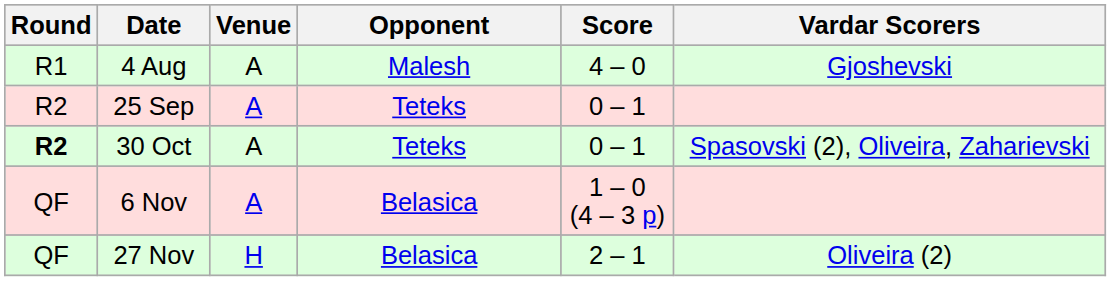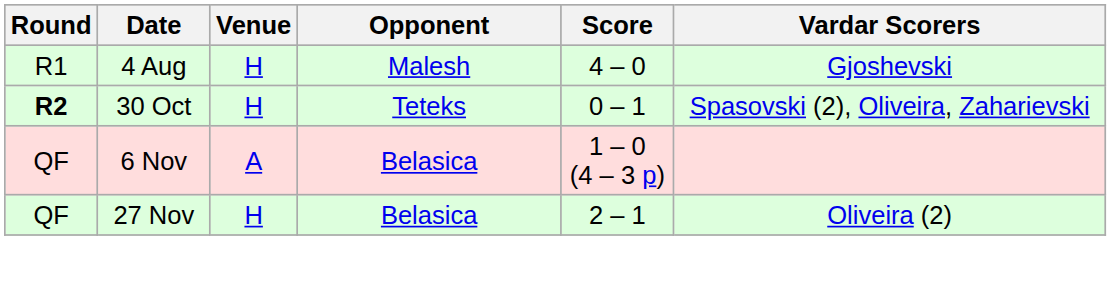(254, 66) A -> (254, 66) H
- row: (154, 106)
(254, 147) A -> (254, 106) H
